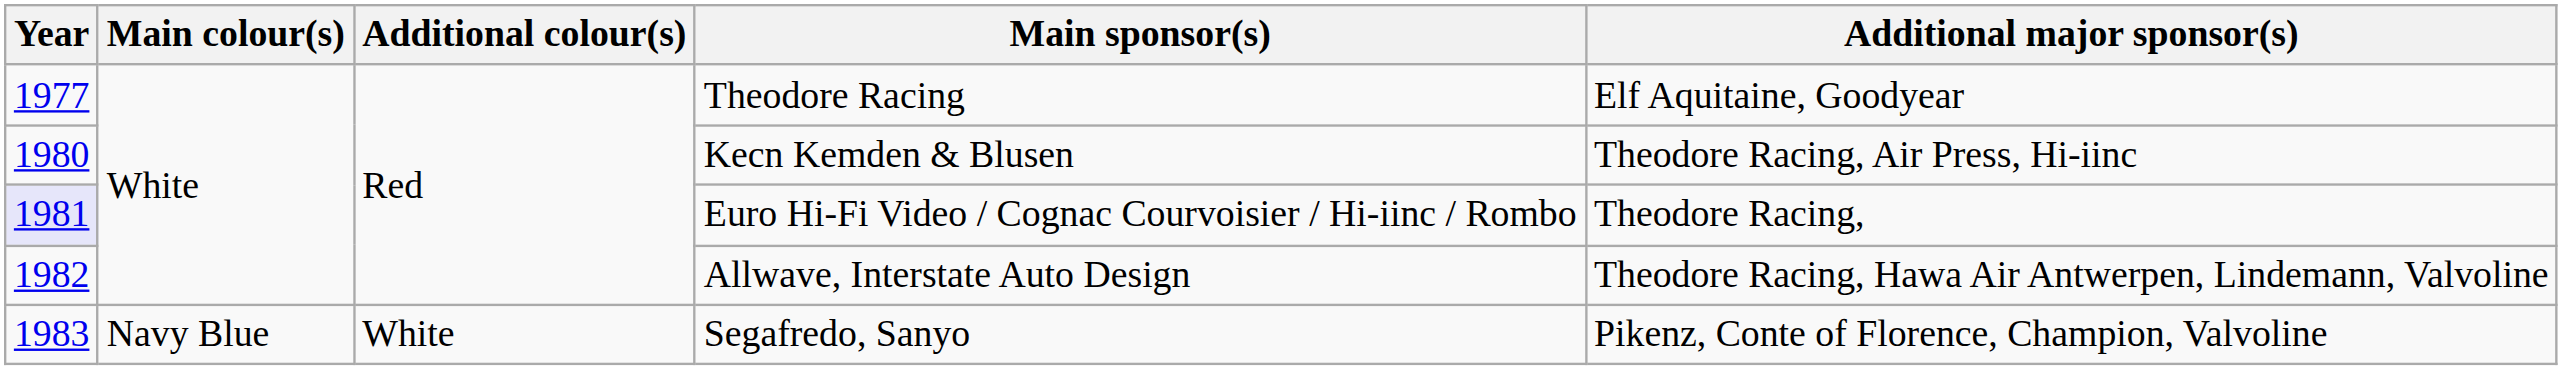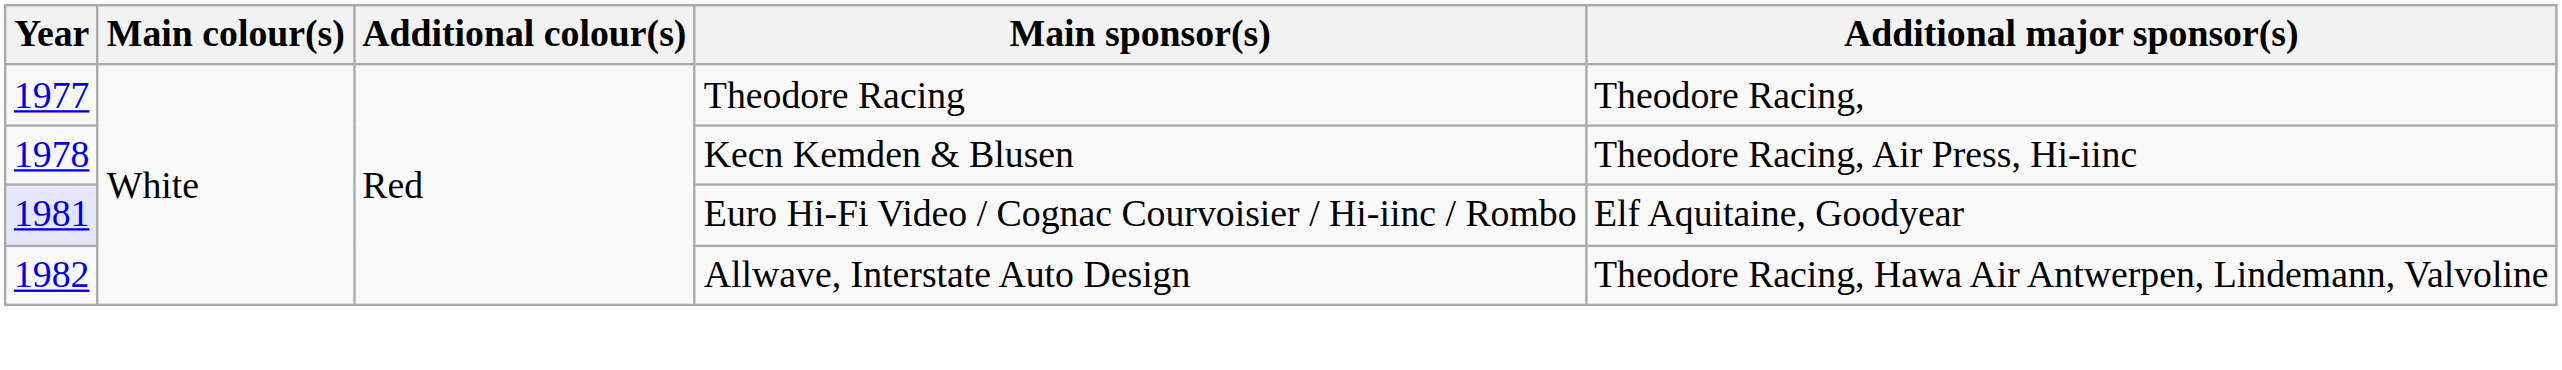(1779, 94) Elf Aquitaine, Goodyear -> (1729, 94) Theodore Racing,
(52, 154) 1980 -> (52, 154) 1978
(1729, 214) Theodore Racing, -> (1779, 214) Elf Aquitaine, Goodyear
- row: (837, 333)
